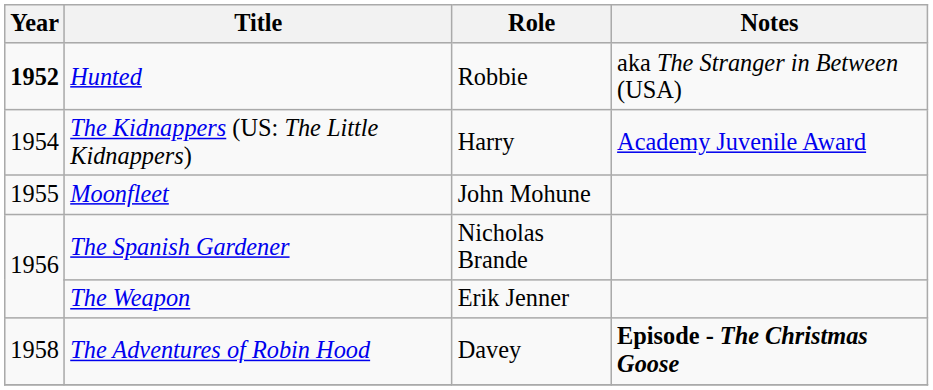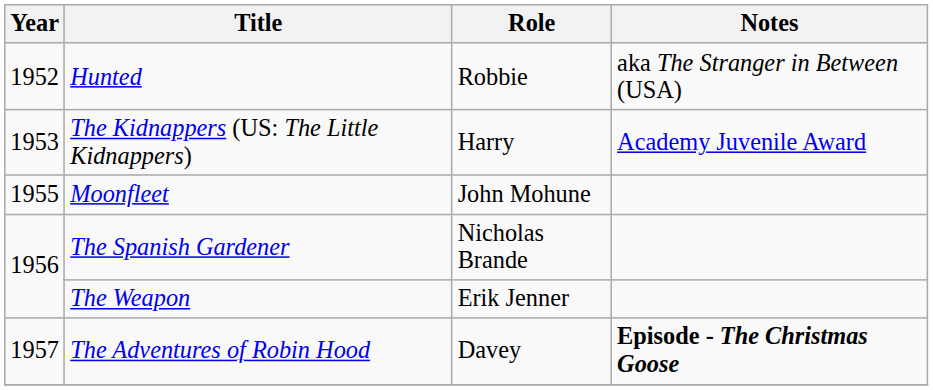(35, 76) bold -> (35, 76) normal
(35, 141) 1954 -> (35, 141) 1953
(35, 350) 1958 -> (35, 350) 1957
